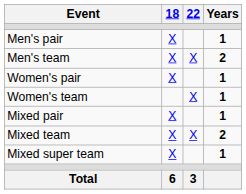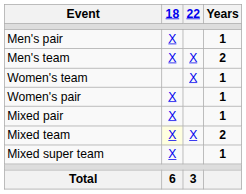rows swapped: (44, 77) <-> (47, 96)
(172, 135) no background -> (172, 135) lightyellow background
